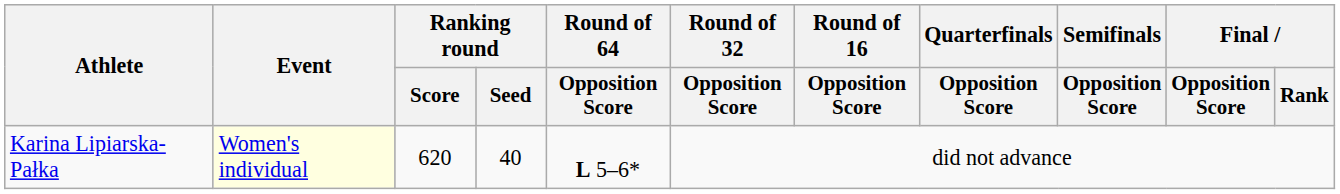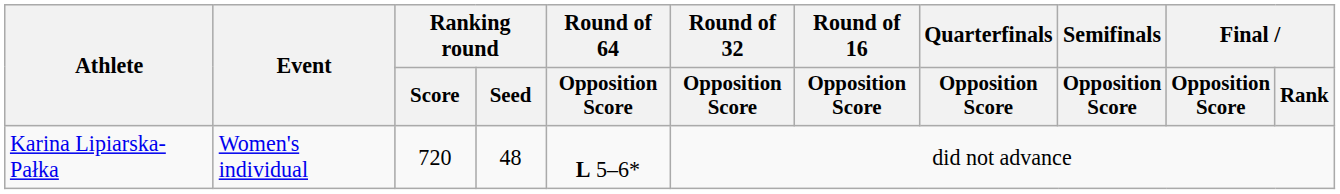(263, 157) lightyellow background -> (263, 157) no background
(435, 157) 620 -> (435, 157) 720
(511, 157) 40 -> (511, 157) 48
